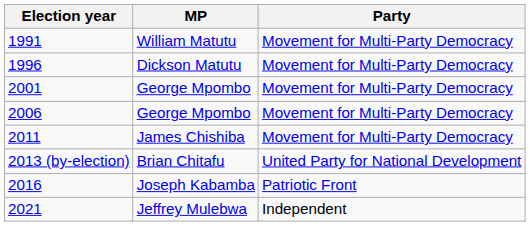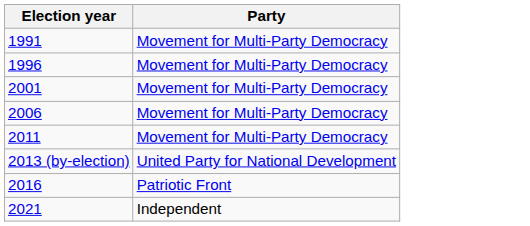- column: (196, 16)
